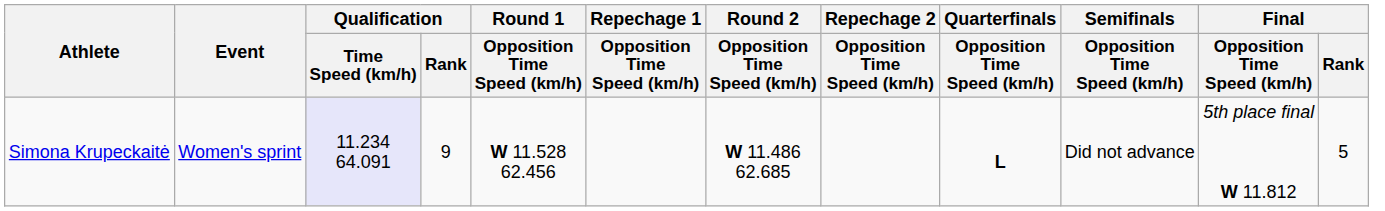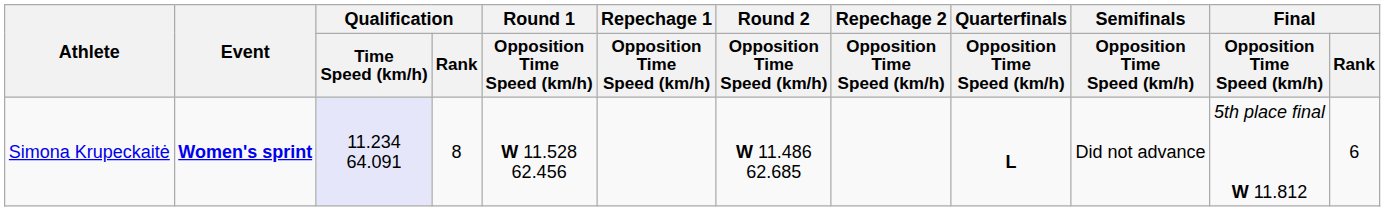(240, 152) normal -> (245, 152) bold
(446, 152) 9 -> (457, 152) 8
(1343, 152) 5 -> (1354, 152) 6
